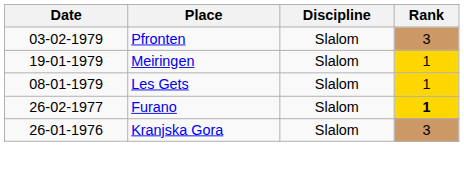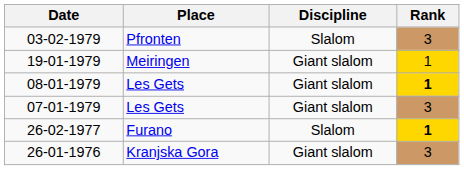(337, 61) Slalom -> (333, 61) Giant slalom
(337, 84) Slalom -> (333, 84) Giant slalom
(426, 84) normal -> (428, 84) bold
+ row: (64, 107)
(337, 130) Slalom -> (333, 152) Giant slalom
